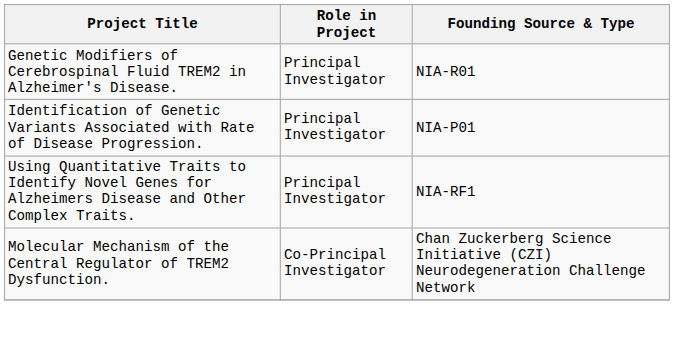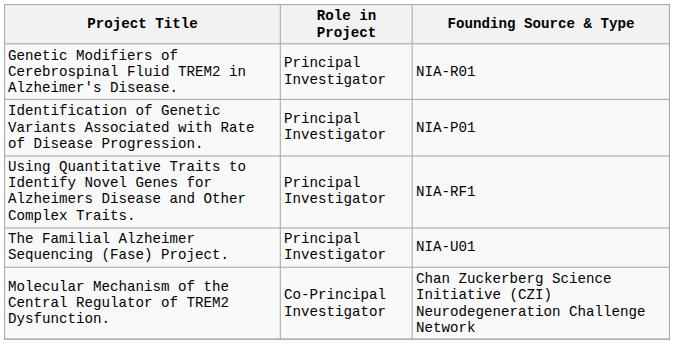+ row: (118, 247)
